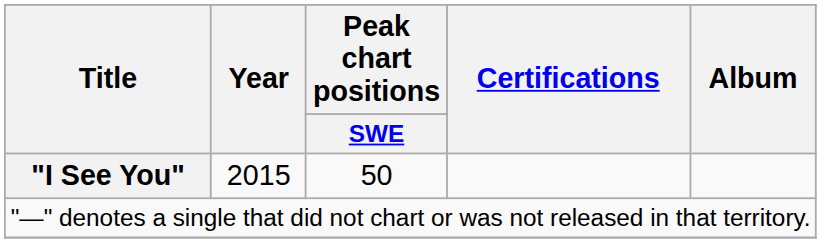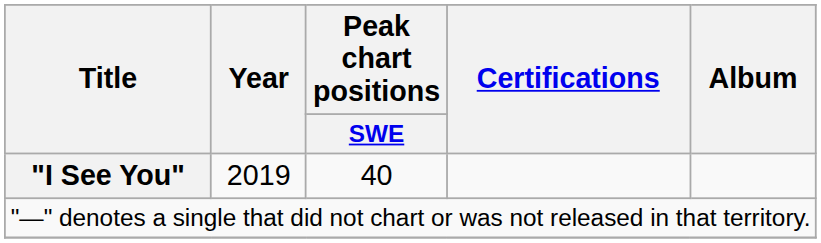(259, 175) 2015 -> (259, 175) 2019
(377, 175) 50 -> (377, 175) 40
